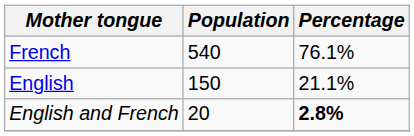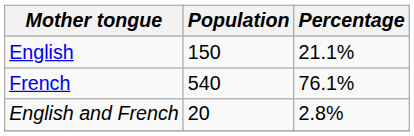rows swapped: (41, 83) <-> (40, 51)
(321, 114) bold -> (321, 114) normal
